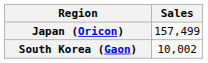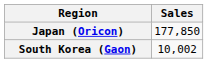(177, 31) 157,499 -> (177, 31) 177,850
